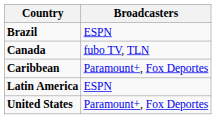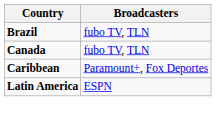(98, 31) ESPN -> (116, 31) fubo TV, TLN
- row: (40, 104)
